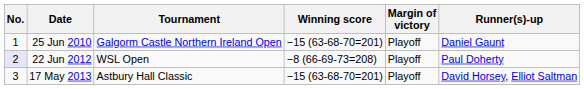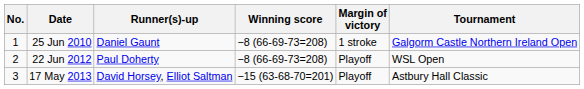columns swapped: (189, 19) <-> (509, 19)
(335, 42) −15 (63-68-70=201) -> (282, 42) −8 (66-69-73=208)
(404, 42) Playoff -> (358, 42) 1 stroke
(16, 59) lavender background -> (16, 59) no background
